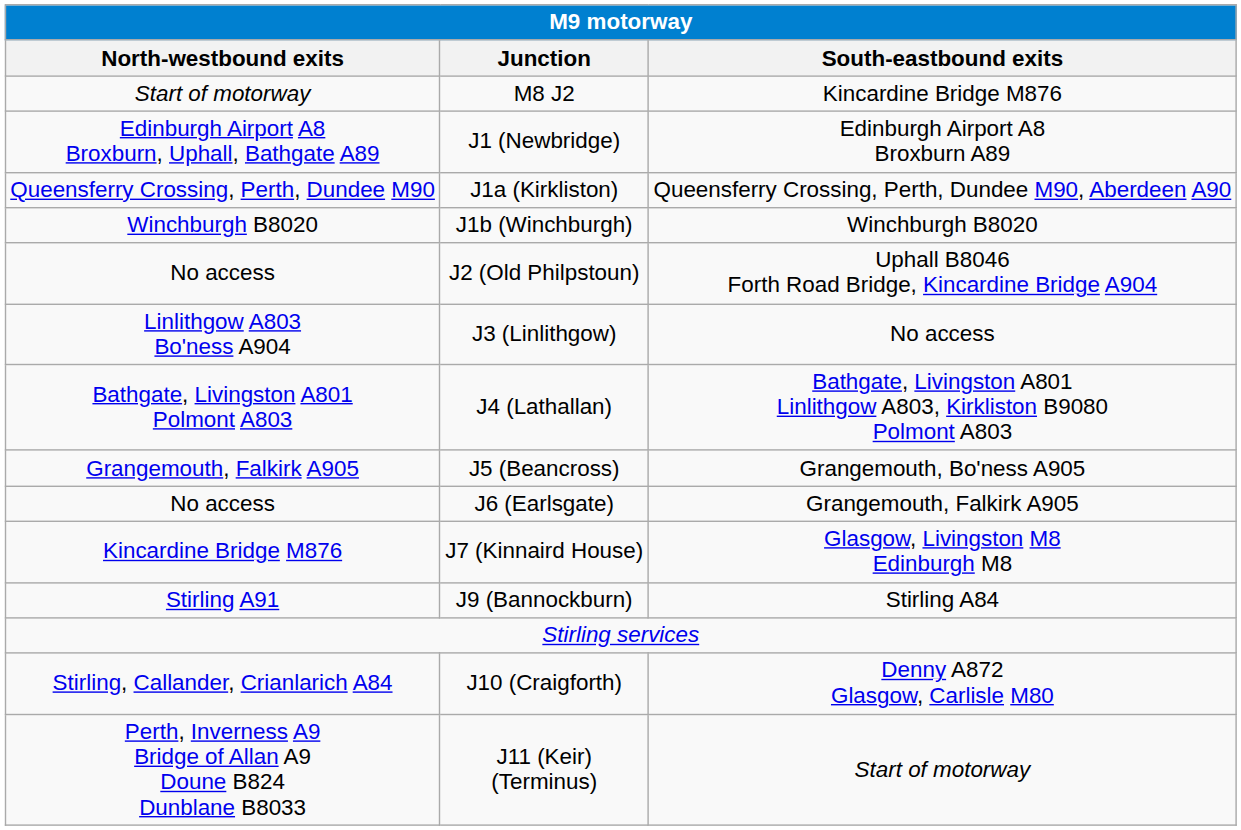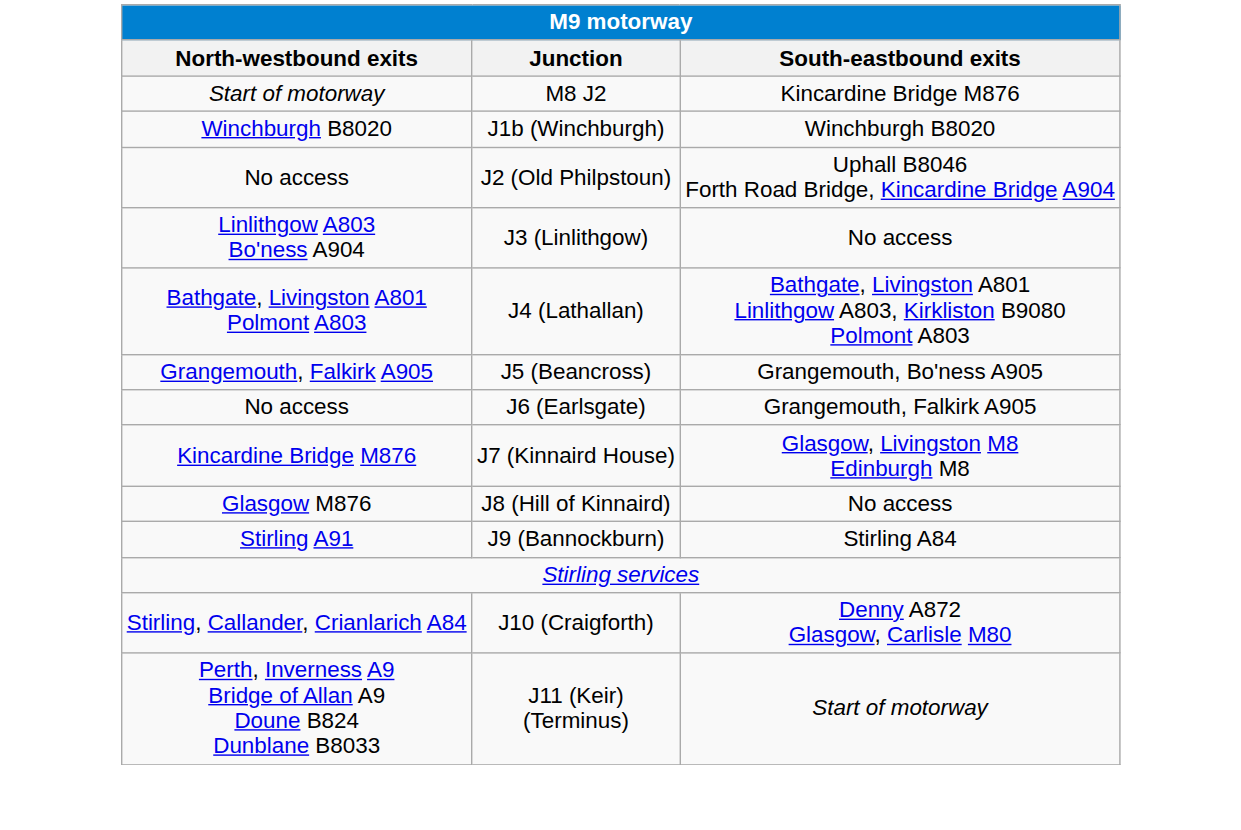- row: (544, 141)
- row: (544, 189)
+ row: (576, 503)
